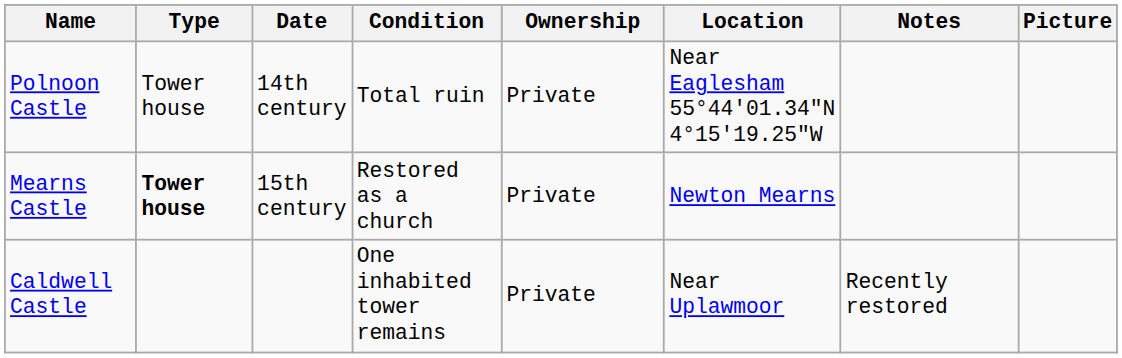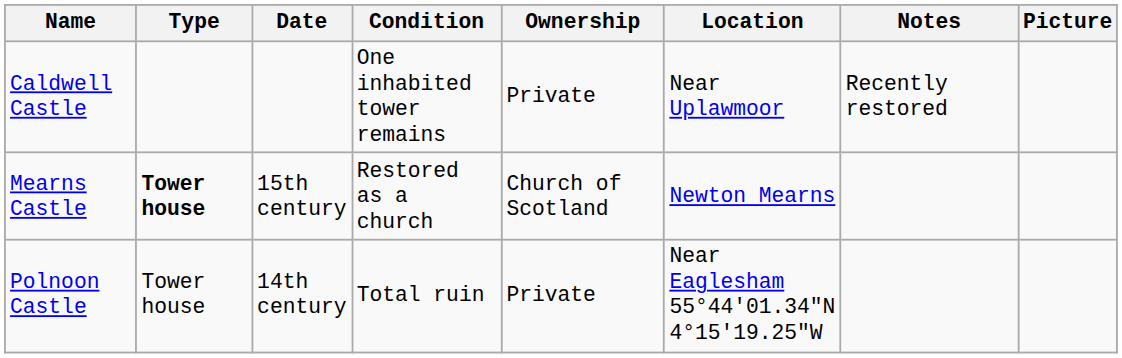rows swapped: (61, 295) <-> (55, 96)
(551, 196) Private -> (564, 196) Church of Scotland
